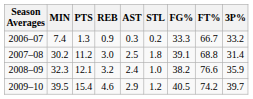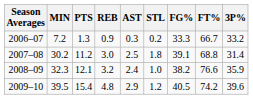(60, 39) 7.4 -> (60, 39) 7.2
(107, 86) 4.6 -> (107, 86) 4.8
(235, 86) 39.7 -> (235, 86) 39.6
